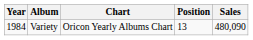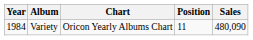(182, 27) 13 -> (182, 27) 11
